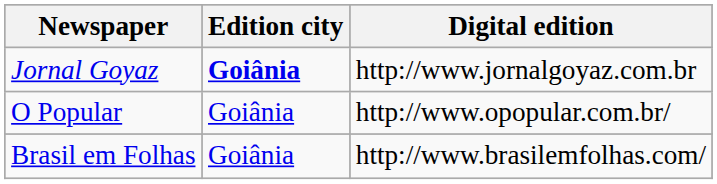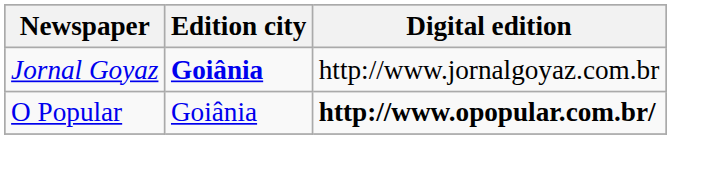(513, 112) normal -> (487, 112) bold
- row: (103, 155)
